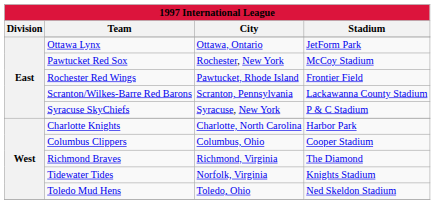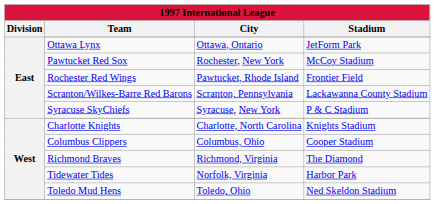(331, 126) Harbor Park -> (341, 126) Knights Stadium
(341, 175) Knights Stadium -> (331, 175) Harbor Park
